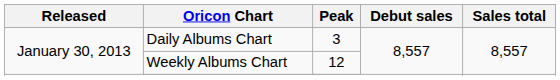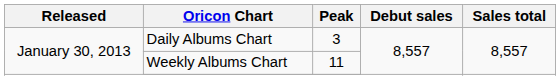(336, 62) 12 -> (336, 62) 11
